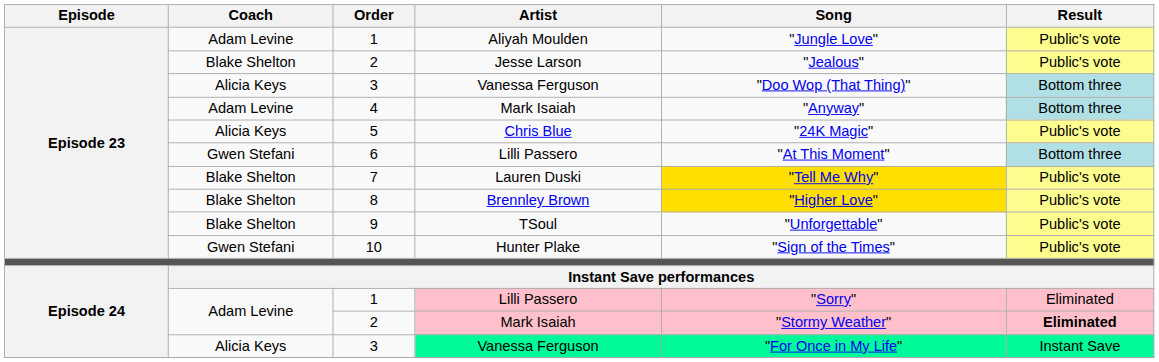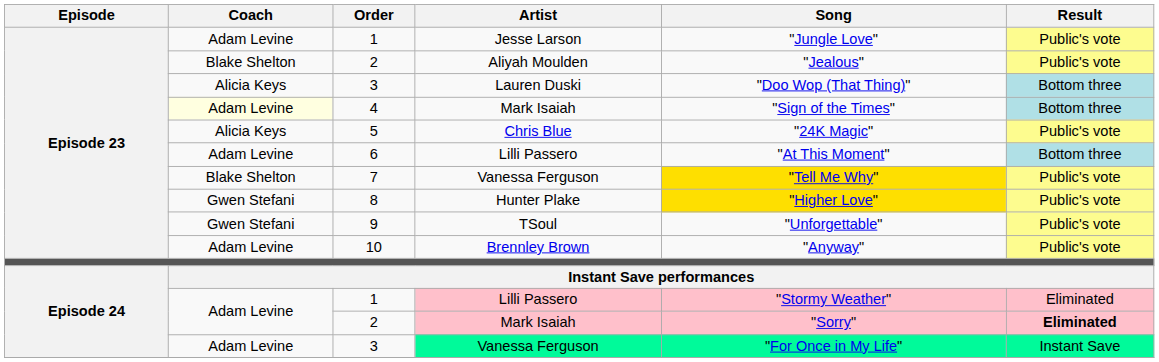(538, 39) Aliyah Moulden -> (538, 39) Jesse Larson
(538, 62) Jesse Larson -> (538, 62) Aliyah Moulden
(538, 85) Vanessa Ferguson -> (538, 85) Lauren Duski
(251, 108) no background -> (251, 108) lightyellow background
(834, 108) "Anyway" -> (834, 108) "Sign of the Times"
(251, 154) Gwen Stefani -> (251, 154) Adam Levine
(538, 177) Lauren Duski -> (538, 177) Vanessa Ferguson
(251, 200) Blake Shelton -> (251, 200) Gwen Stefani
(538, 200) Brennley Brown -> (538, 200) Hunter Plake
(251, 223) Blake Shelton -> (251, 223) Gwen Stefani
(251, 246) Gwen Stefani -> (251, 246) Adam Levine
(538, 246) Hunter Plake -> (538, 246) Brennley Brown
(834, 246) "Sign of the Times" -> (834, 246) "Anyway"
(834, 299) "Sorry" -> (834, 299) "Stormy Weather"
(834, 322) "Stormy Weather" -> (834, 322) "Sorry"
(251, 346) Alicia Keys -> (251, 346) Adam Levine
